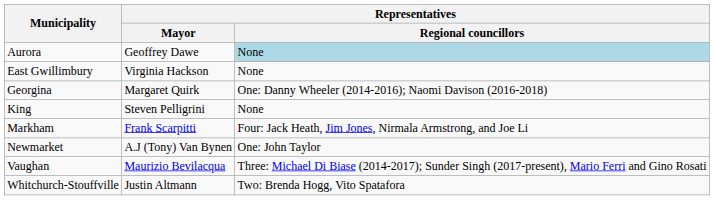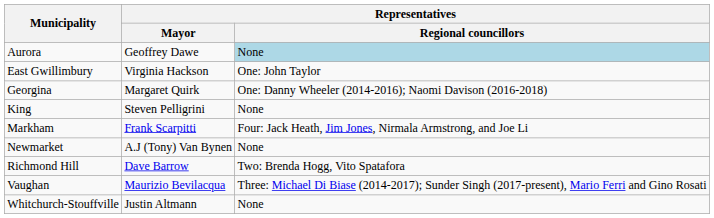(251, 71) None -> (279, 71) One: John Taylor
(279, 147) One: John Taylor -> (251, 147) None
+ row: (43, 166)
(321, 185) Two: Brenda Hogg, Vito Spatafora -> (251, 204) None
